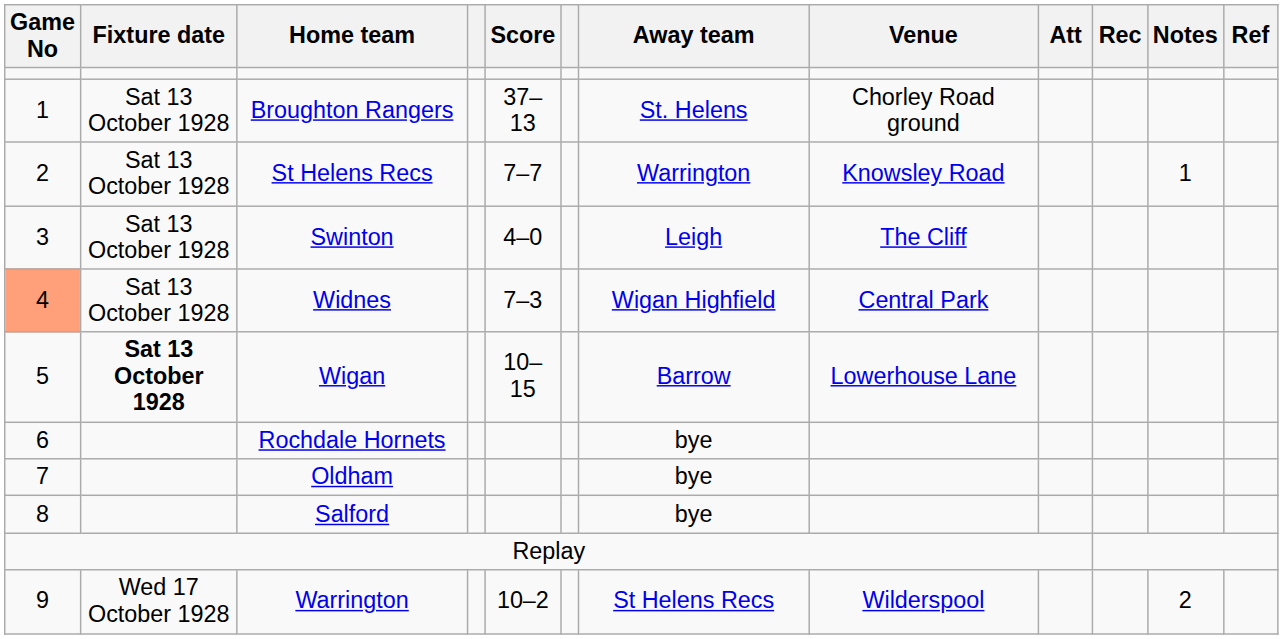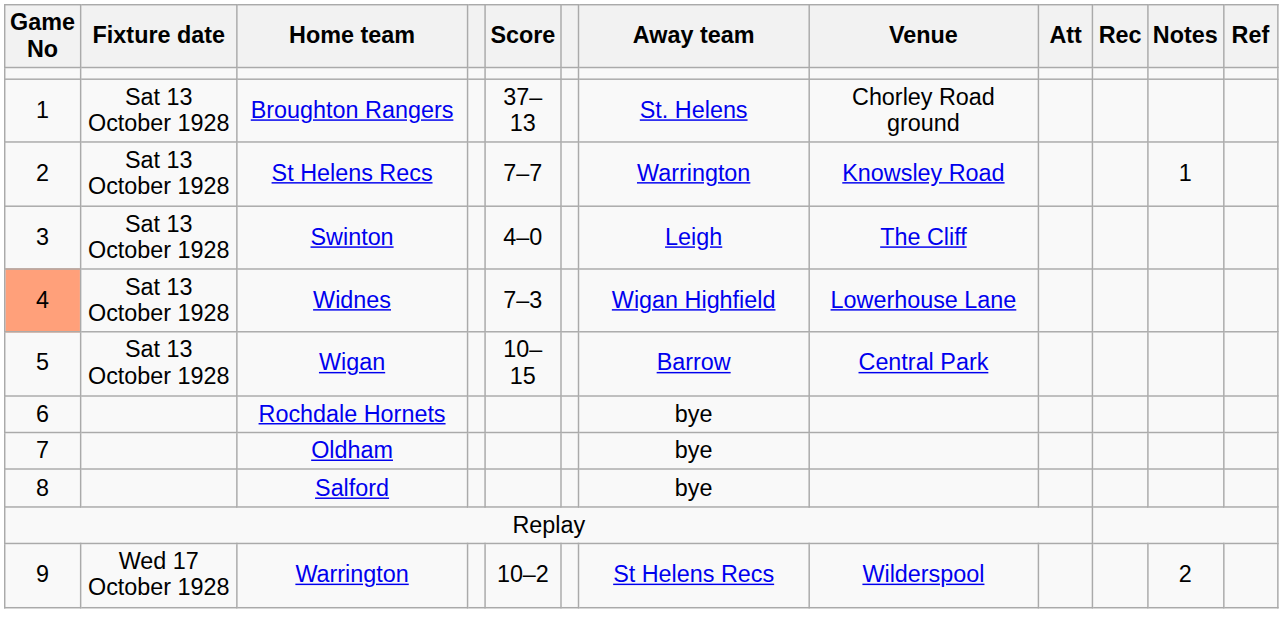(923, 300) Central Park -> (923, 300) Lowerhouse Lane
(159, 376) bold -> (159, 363) normal
(923, 376) Lowerhouse Lane -> (923, 363) Central Park
